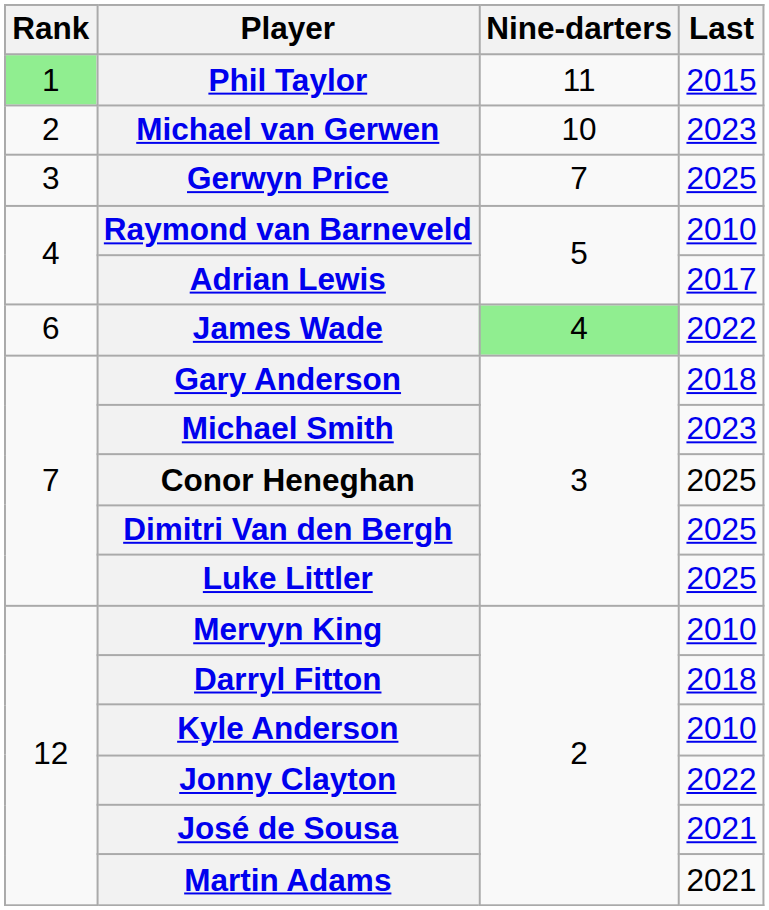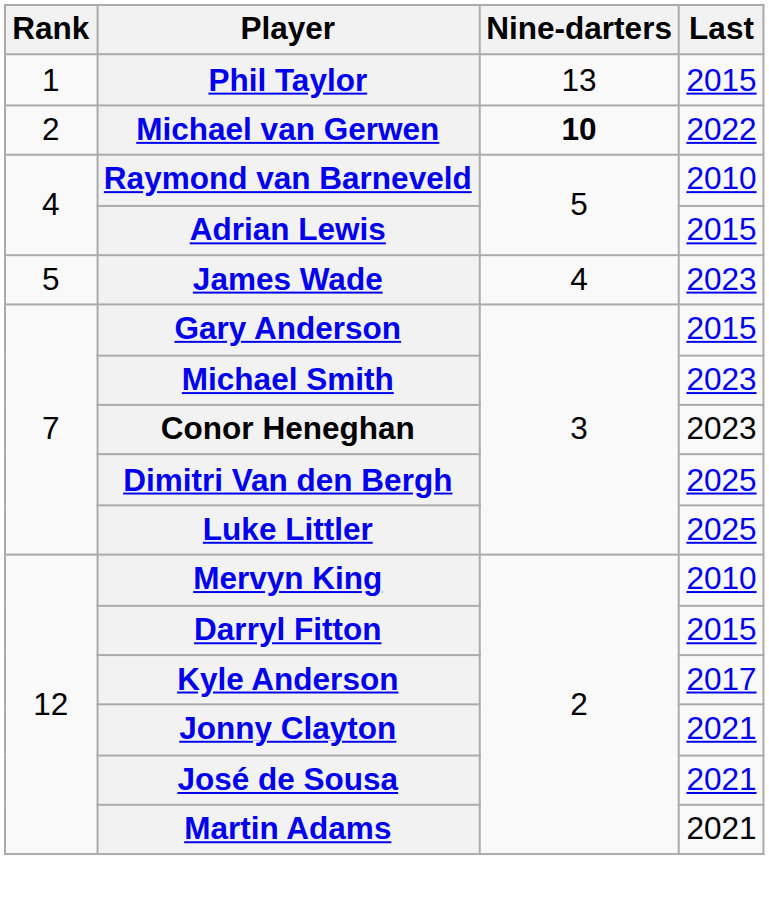(51, 79) lightgreen background -> (51, 79) no background
(579, 79) 11 -> (579, 79) 13
(579, 129) normal -> (579, 129) bold
(722, 129) 2023 -> (722, 129) 2022
- row: (288, 179)
(722, 279) 2017 -> (722, 229) 2015
(51, 329) 6 -> (51, 279) 5
(579, 329) lightgreen background -> (579, 279) no background
(722, 329) 2022 -> (722, 279) 2023
(722, 379) 2018 -> (722, 329) 2015
(722, 479) 2025 -> (722, 429) 2023
(722, 679) 2018 -> (722, 629) 2015
(722, 729) 2010 -> (722, 679) 2017
(722, 779) 2022 -> (722, 729) 2021
